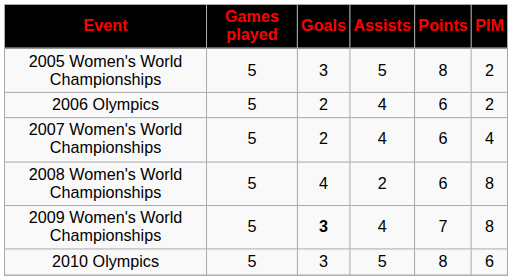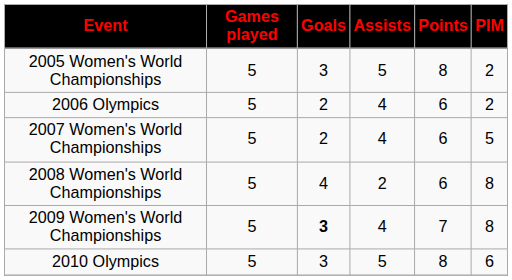(490, 139) 4 -> (490, 139) 5
